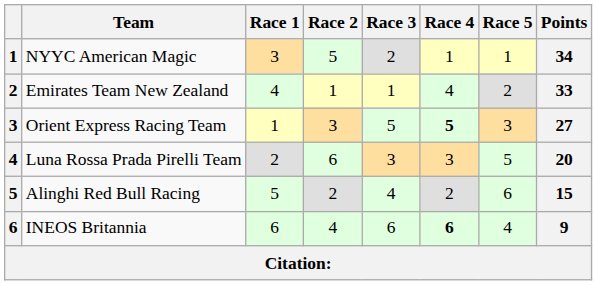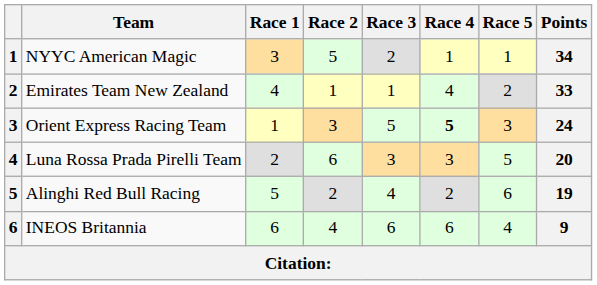(564, 125) 27 -> (564, 125) 24
(564, 194) 15 -> (564, 194) 19
(449, 228) bold -> (449, 228) normal
